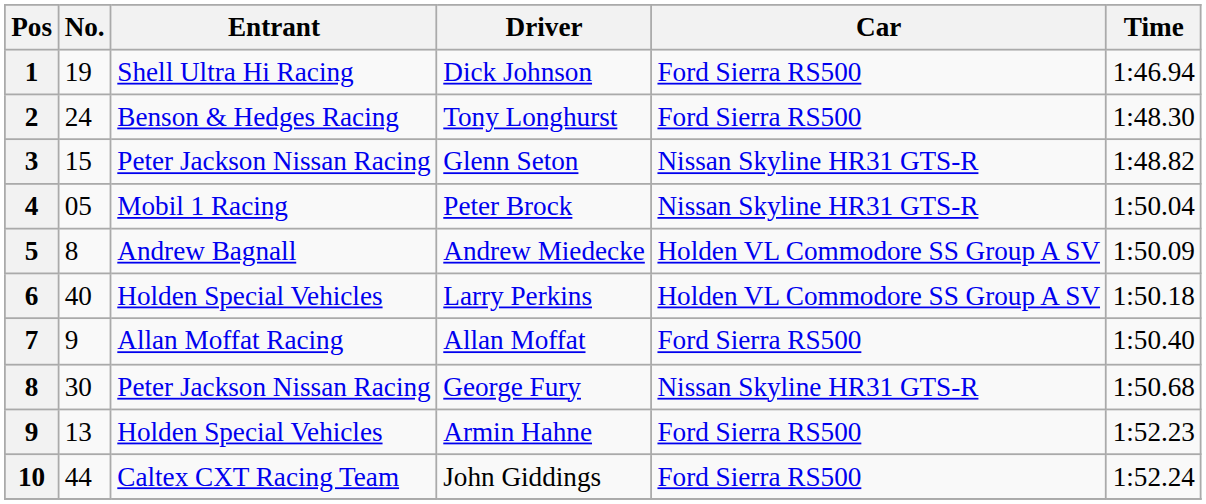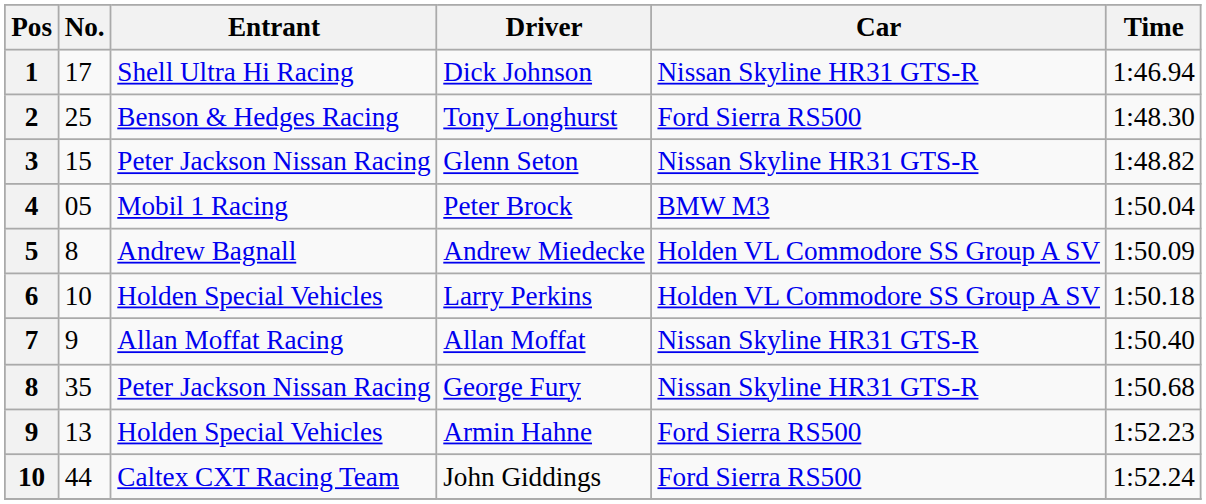(78, 71) 19 -> (78, 71) 17
(759, 71) Ford Sierra RS500 -> (818, 71) Nissan Skyline HR31 GTS-R
(78, 116) 24 -> (78, 116) 25
(818, 206) Nissan Skyline HR31 GTS-R -> (713, 206) BMW M3
(78, 296) 40 -> (78, 296) 10
(759, 341) Ford Sierra RS500 -> (818, 341) Nissan Skyline HR31 GTS-R
(78, 386) 30 -> (78, 386) 35
